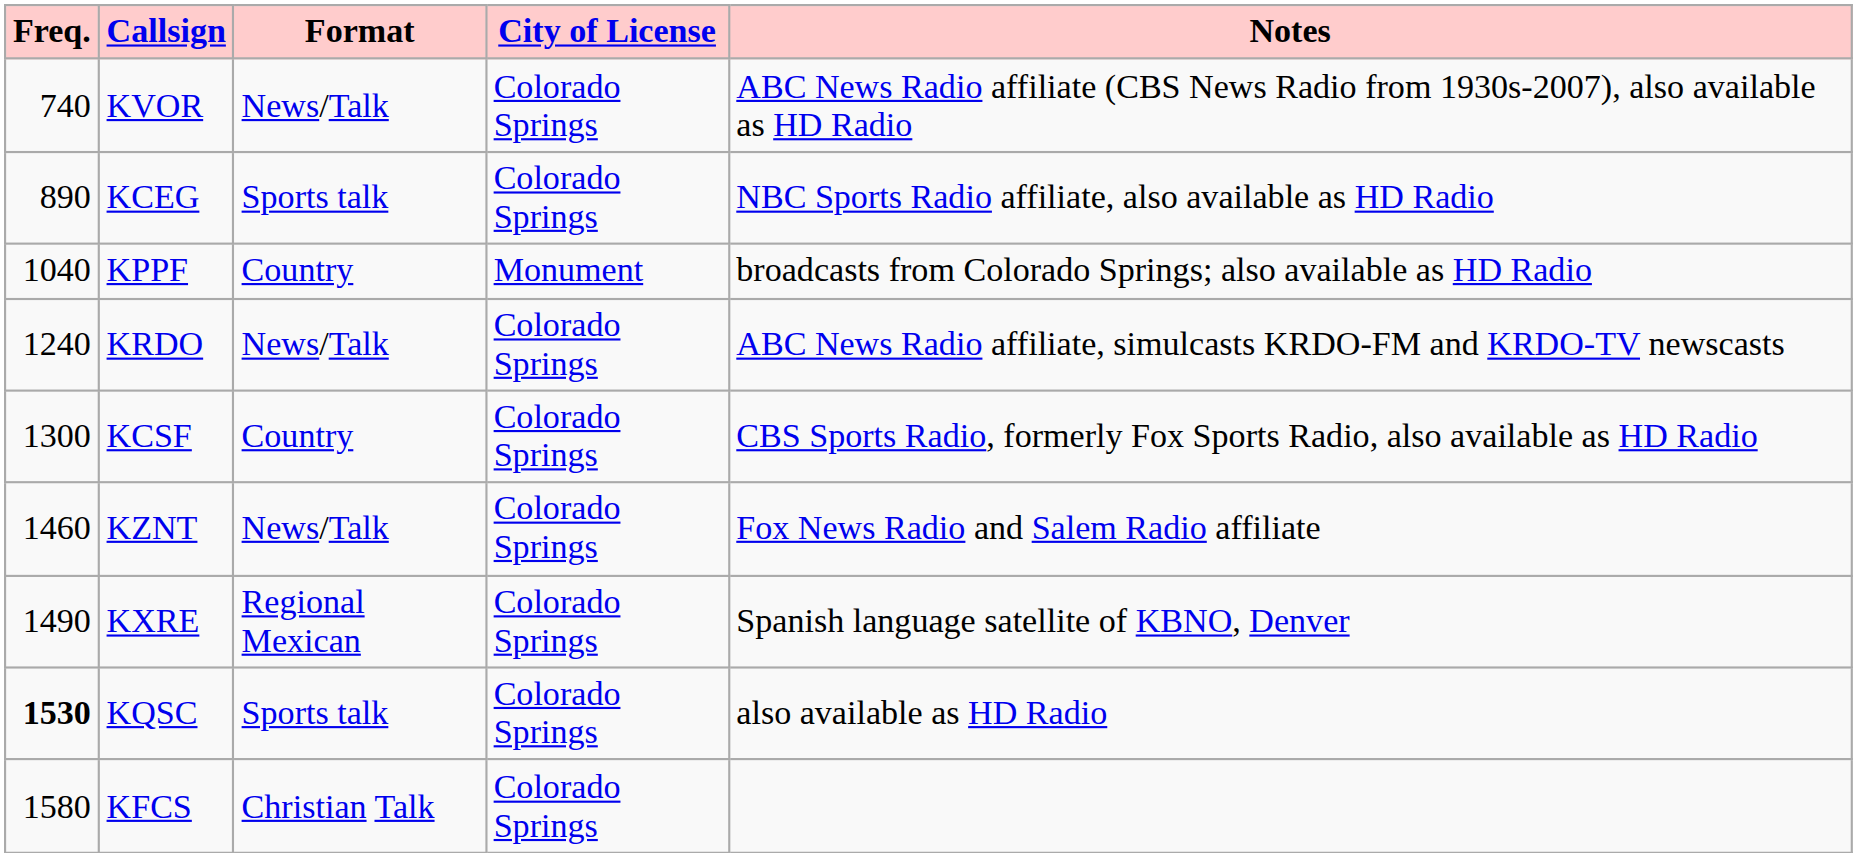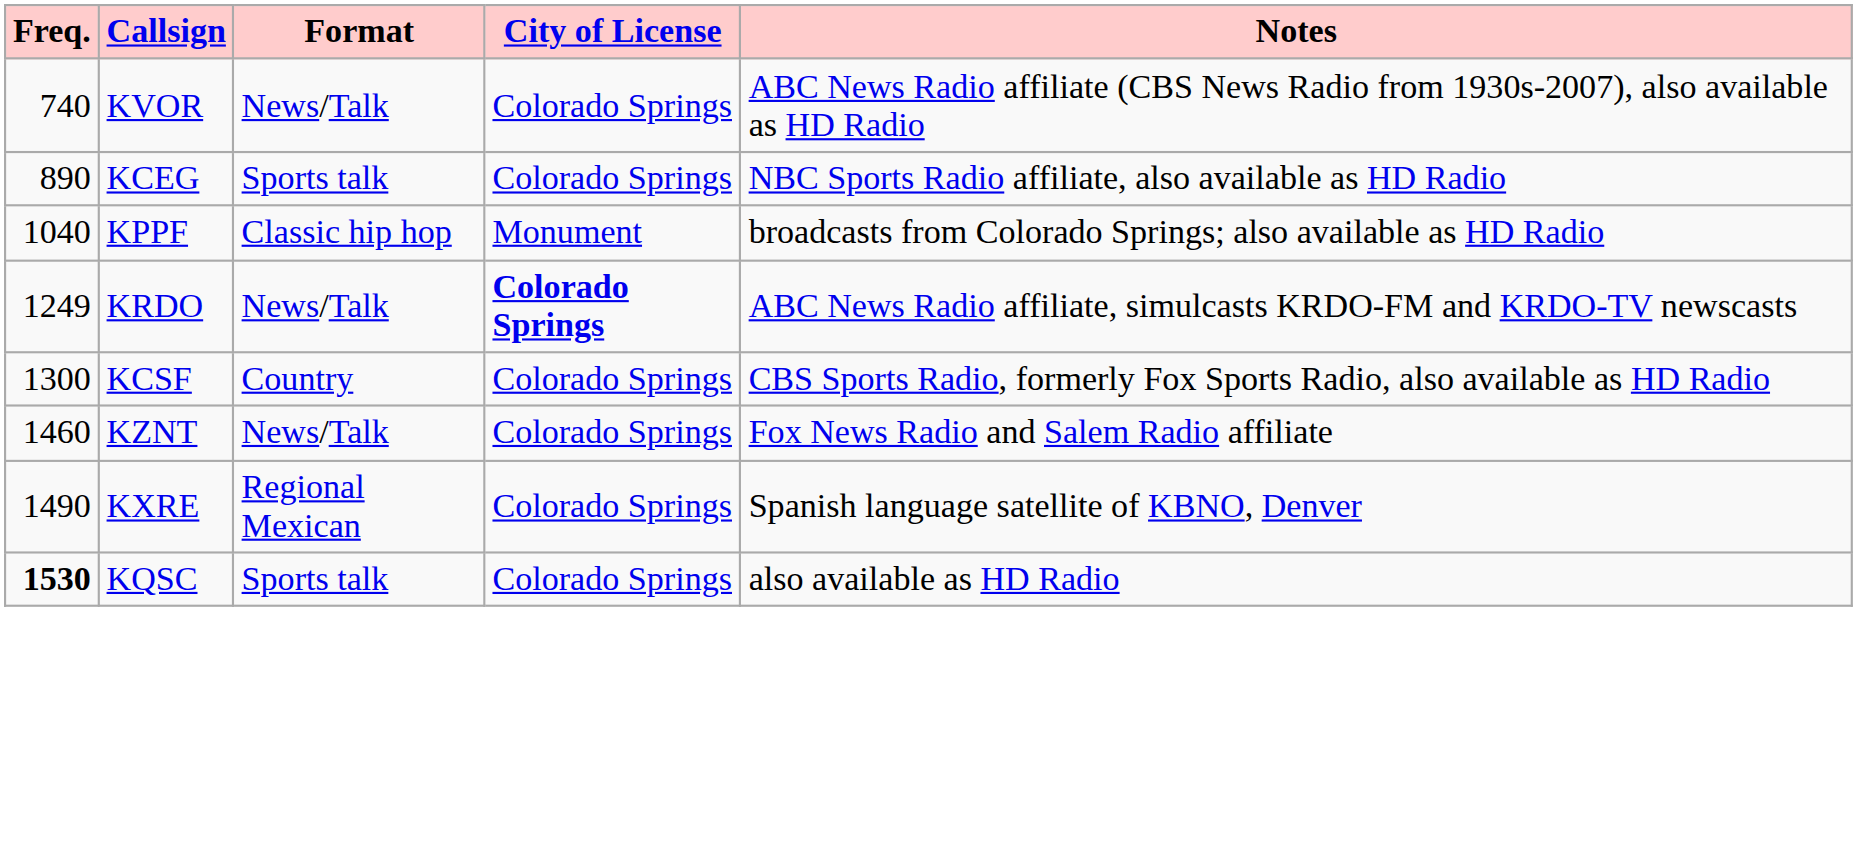(297, 270) Country -> (347, 232) Classic hip hop
(57, 343) 1240 -> (57, 305) 1249
(557, 343) normal -> (561, 305) bold
- row: (149, 805)
